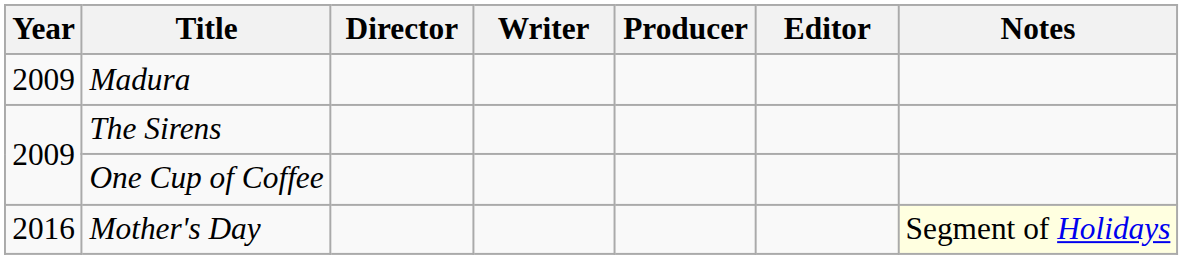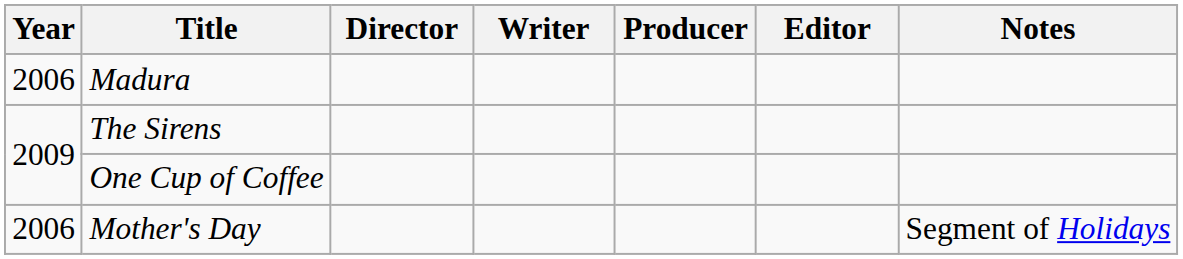(44, 79) 2009 -> (44, 79) 2006
(44, 228) 2016 -> (44, 228) 2006
(1038, 228) lightyellow background -> (1038, 228) no background
